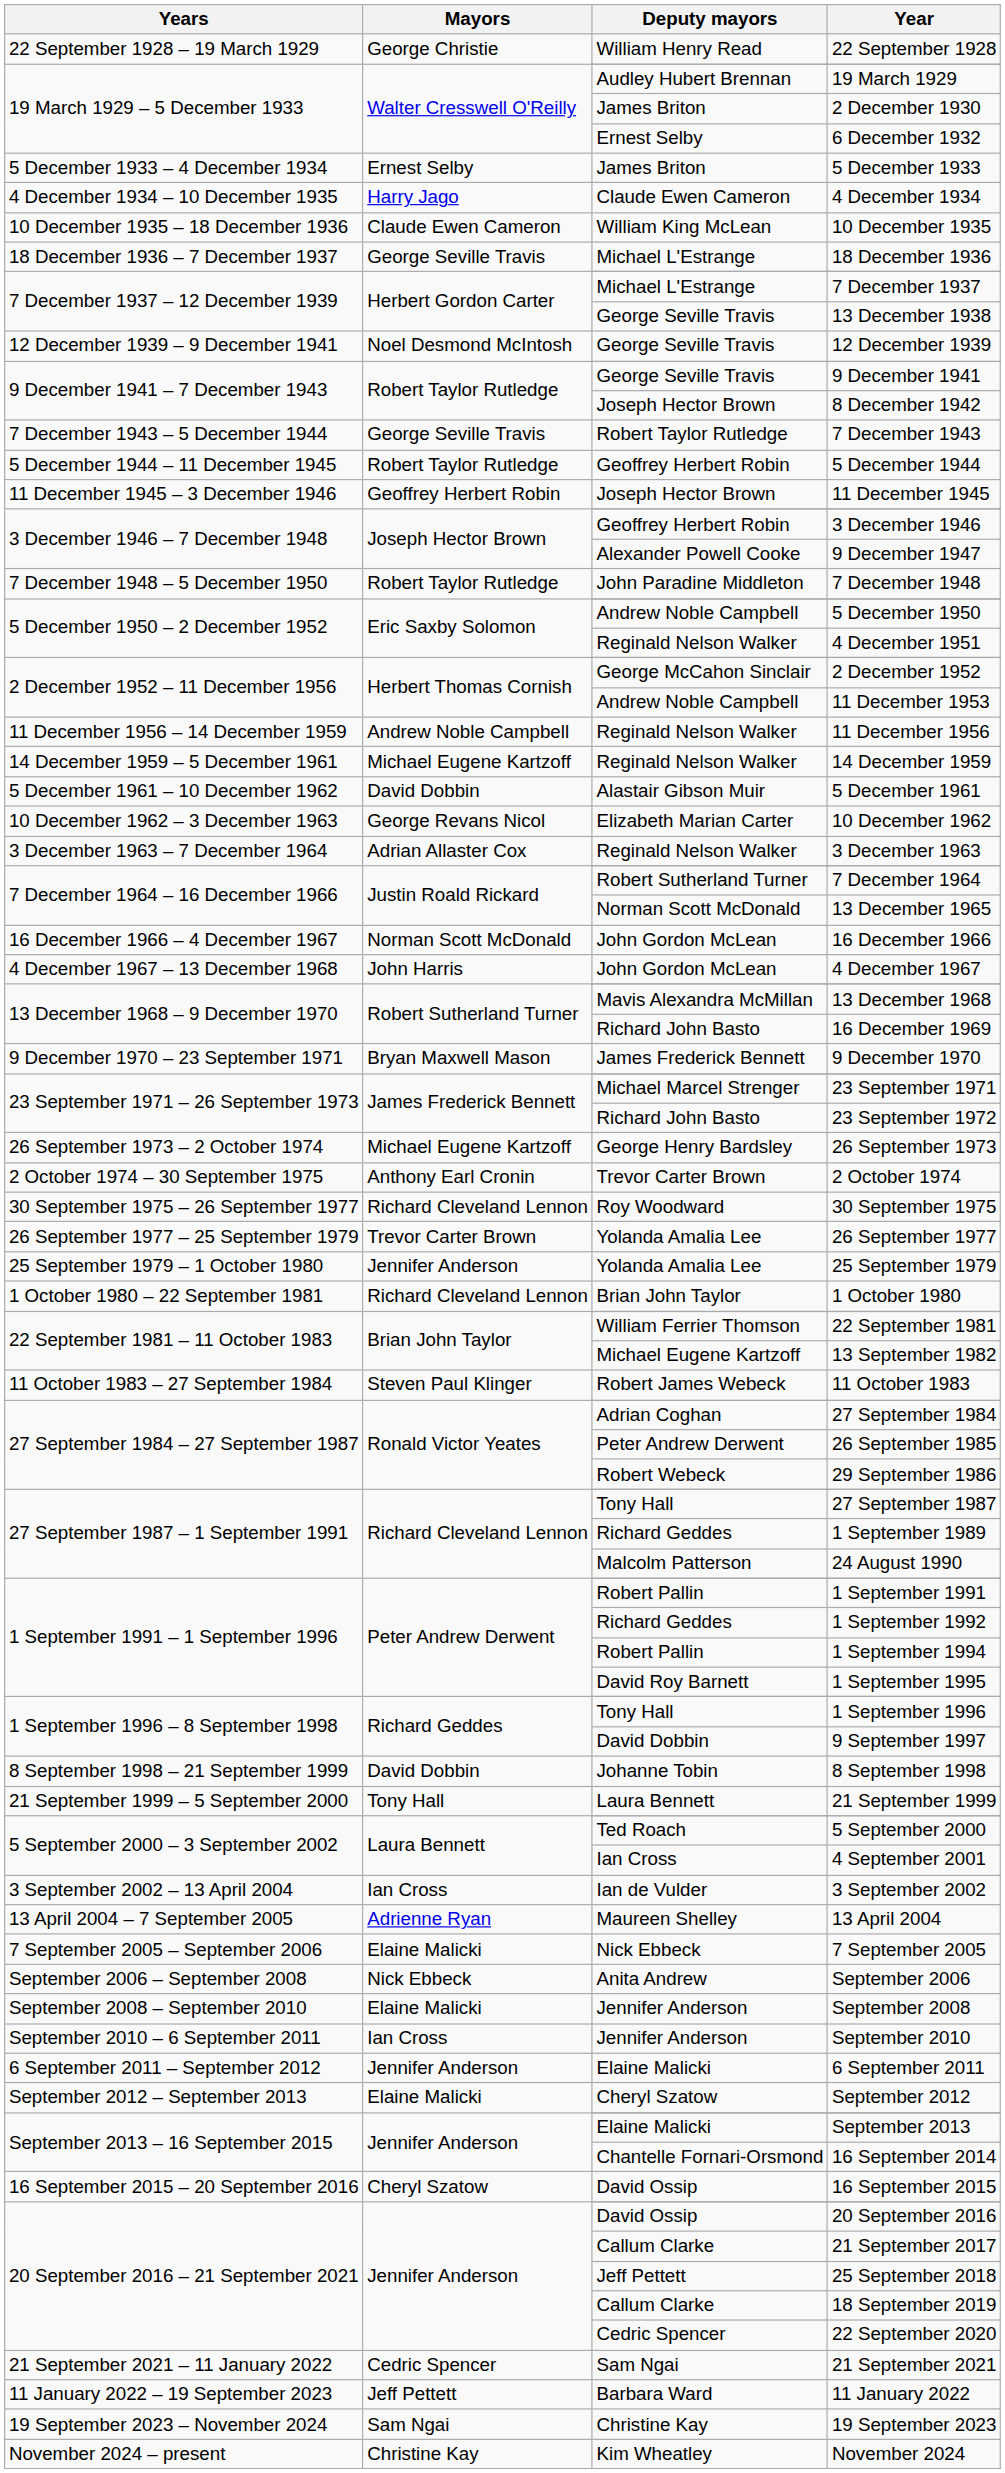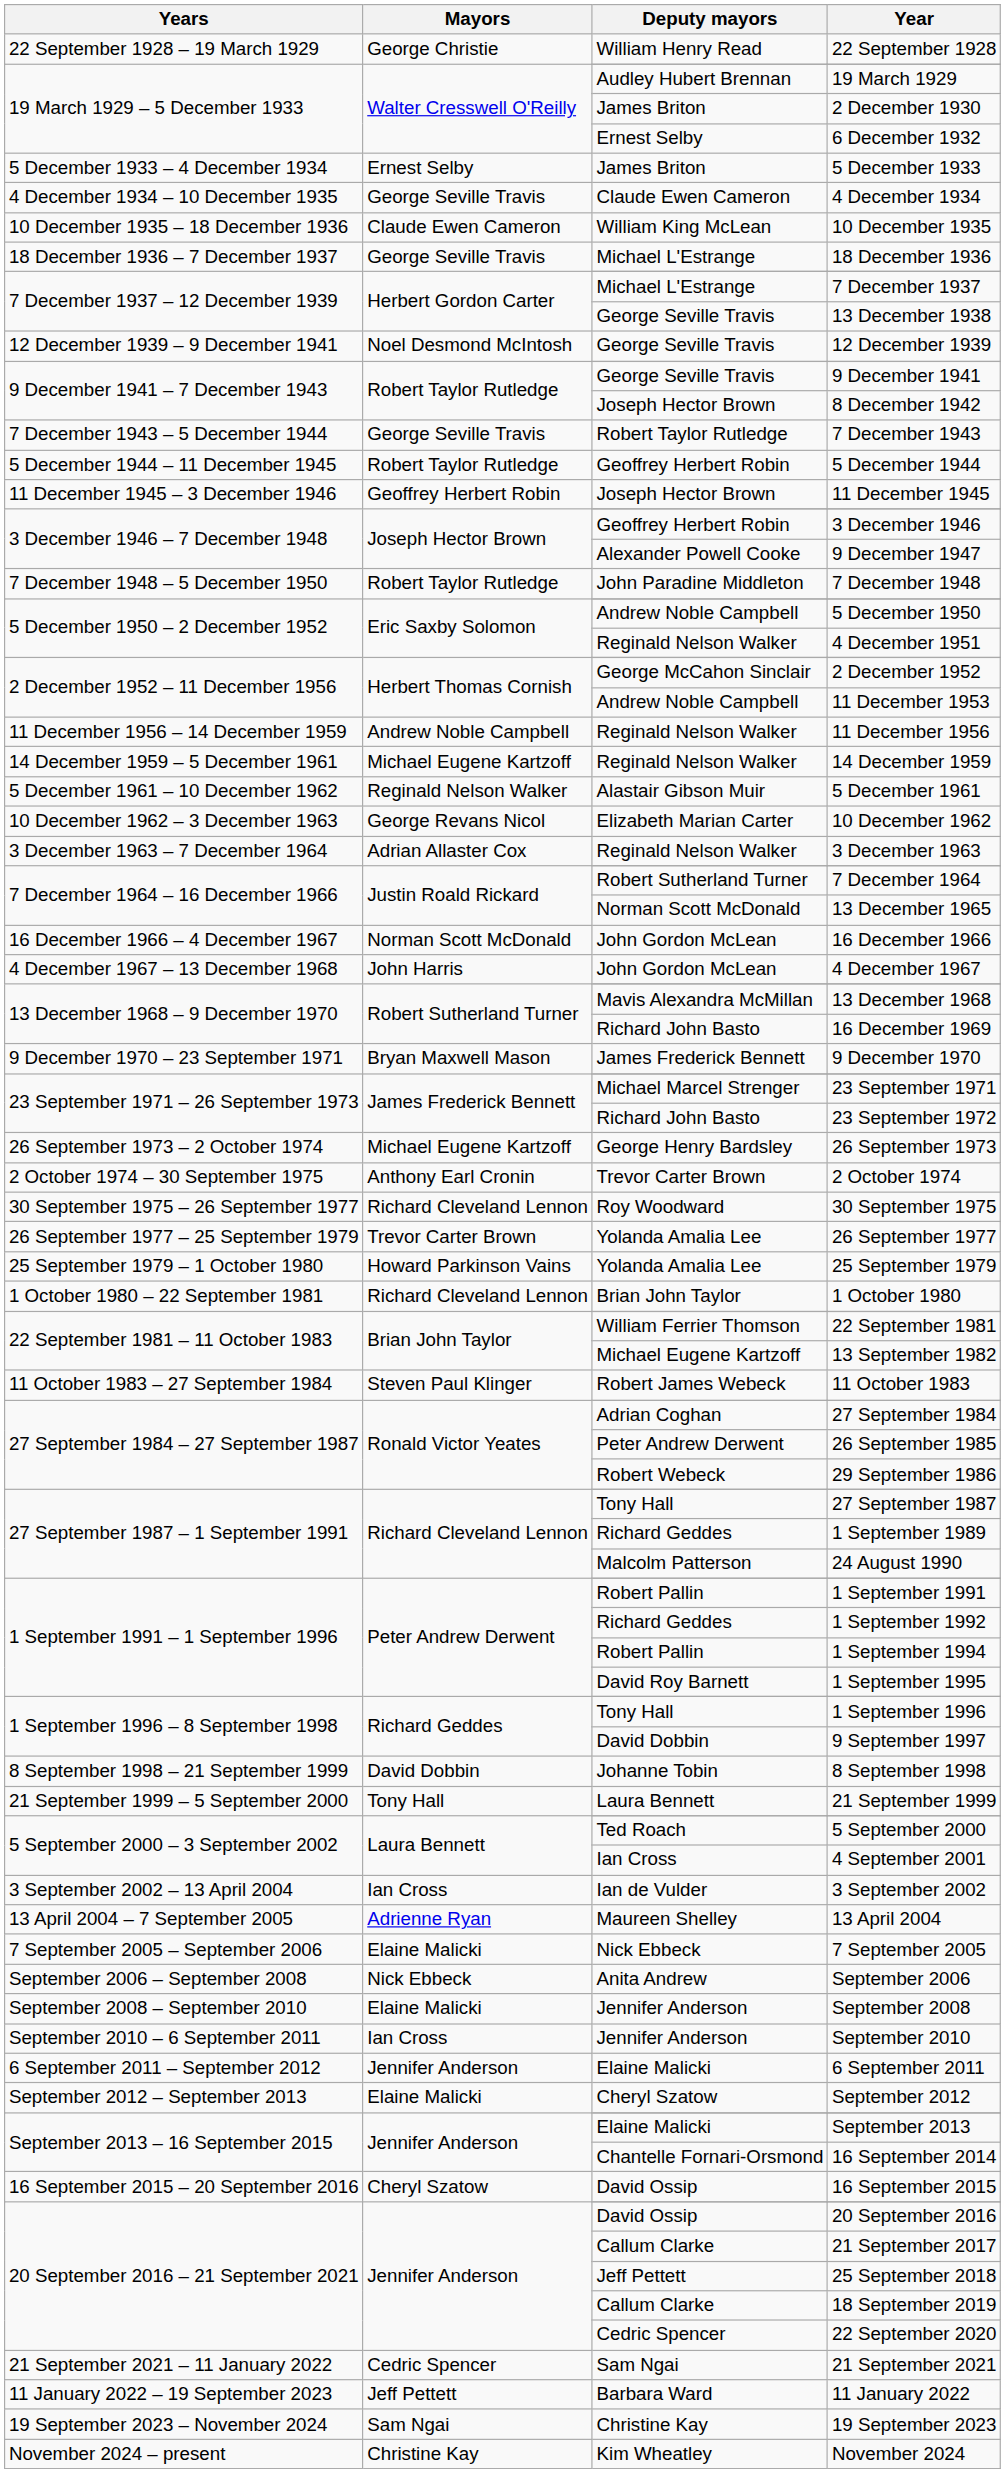(413, 197) Harry Jago -> (456, 197) George Seville Travis
(423, 791) David Dobbin -> (467, 791) Reginald Nelson Walker
(443, 1266) Jennifer Anderson -> (469, 1266) Howard Parkinson Vains
